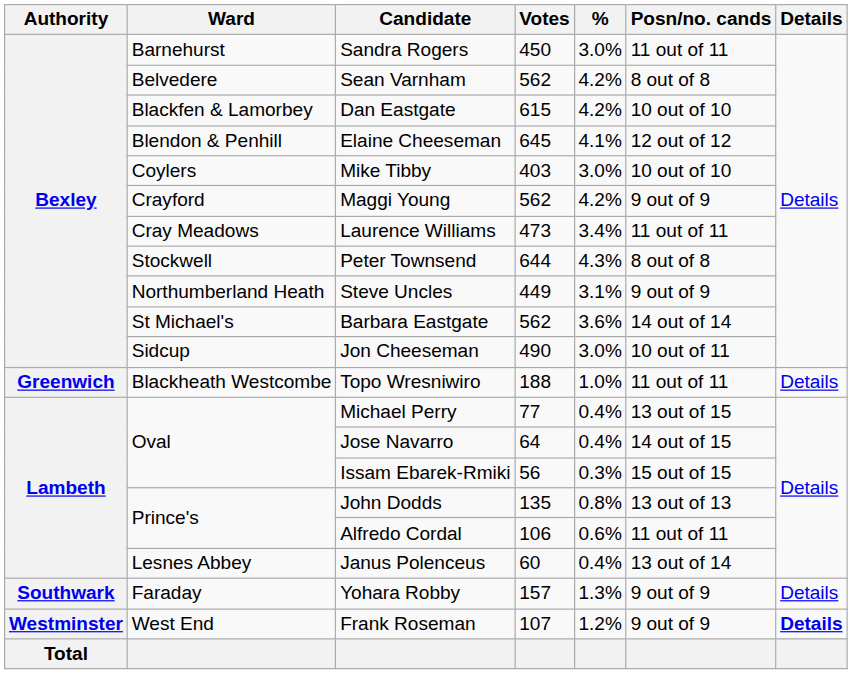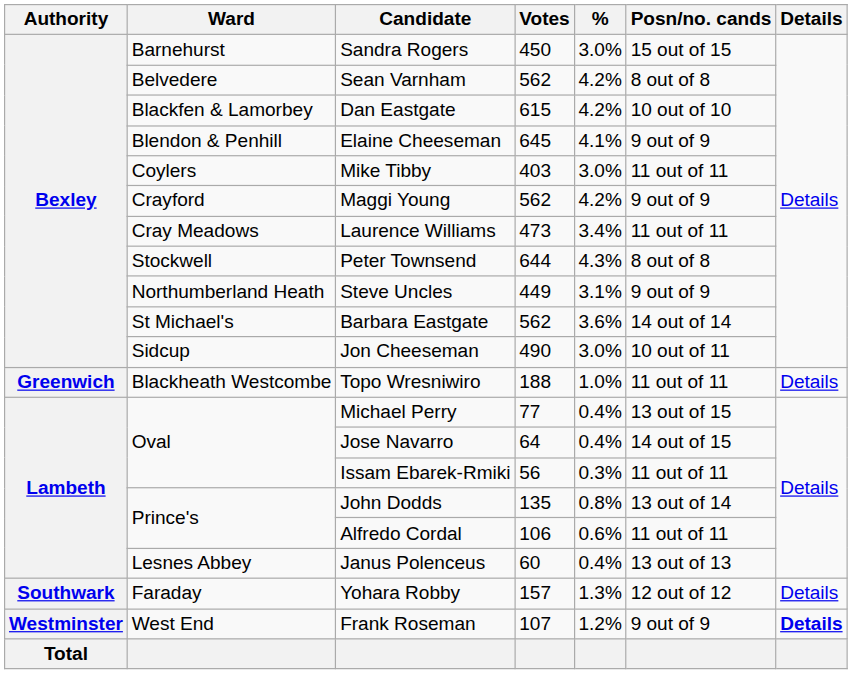(680, 49) 11 out of 11 -> (681, 49) 15 out of 15
(681, 140) 12 out of 12 -> (670, 140) 9 out of 9
(681, 170) 10 out of 10 -> (680, 170) 11 out of 11
(681, 472) 15 out of 15 -> (680, 472) 11 out of 11
(681, 502) 13 out of 13 -> (681, 502) 13 out of 14
(681, 563) 13 out of 14 -> (681, 563) 13 out of 13
(670, 593) 9 out of 9 -> (681, 593) 12 out of 12
